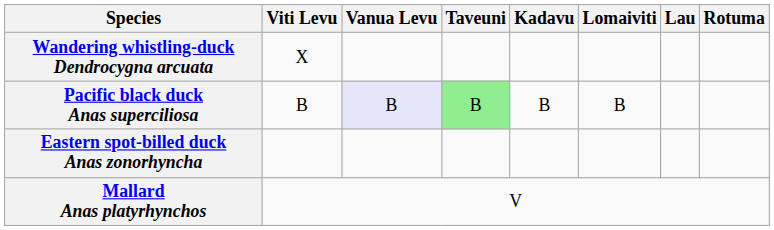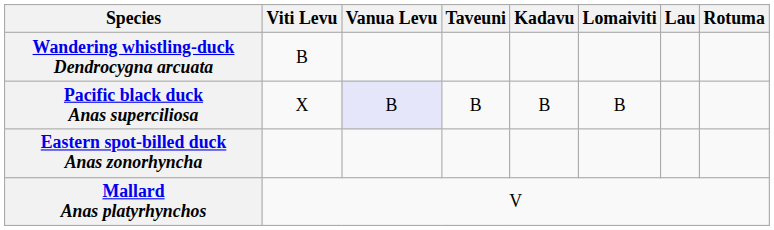(302, 56) X -> (302, 56) B
(302, 104) B -> (302, 104) X
(476, 104) lightgreen background -> (476, 104) no background
